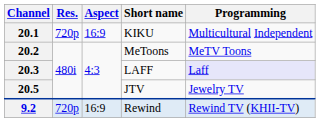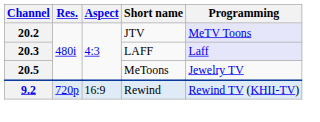- row: (28, 32)
(146, 51) MeToons -> (134, 32) JTV
(220, 51) no background -> (220, 32) lavender background
(134, 88) JTV -> (146, 70) MeToons
